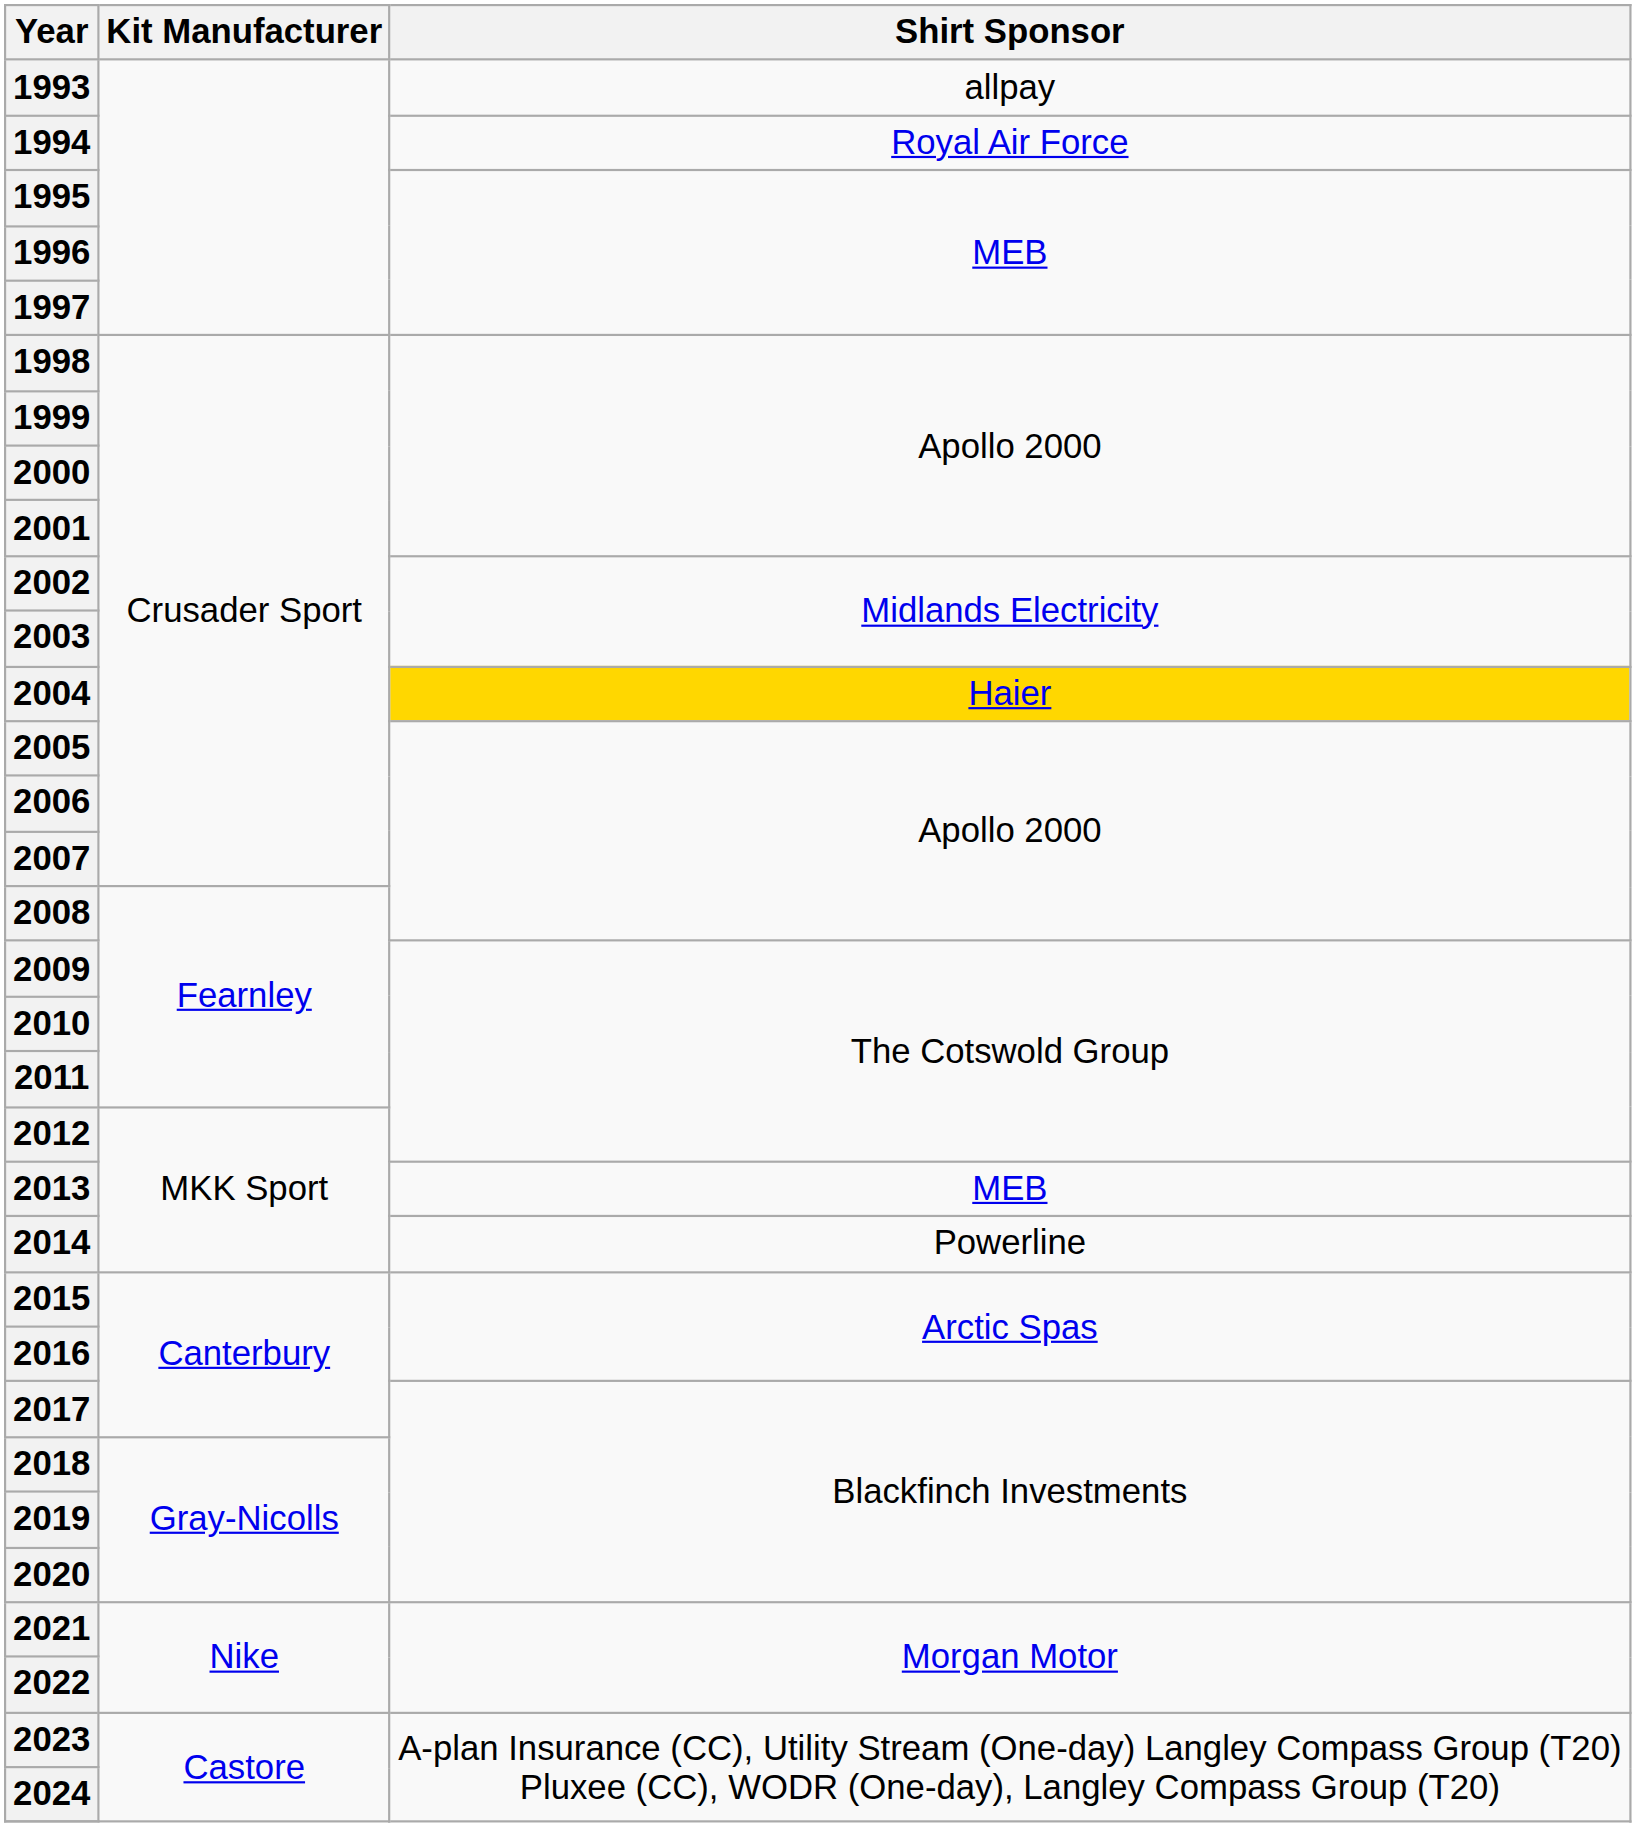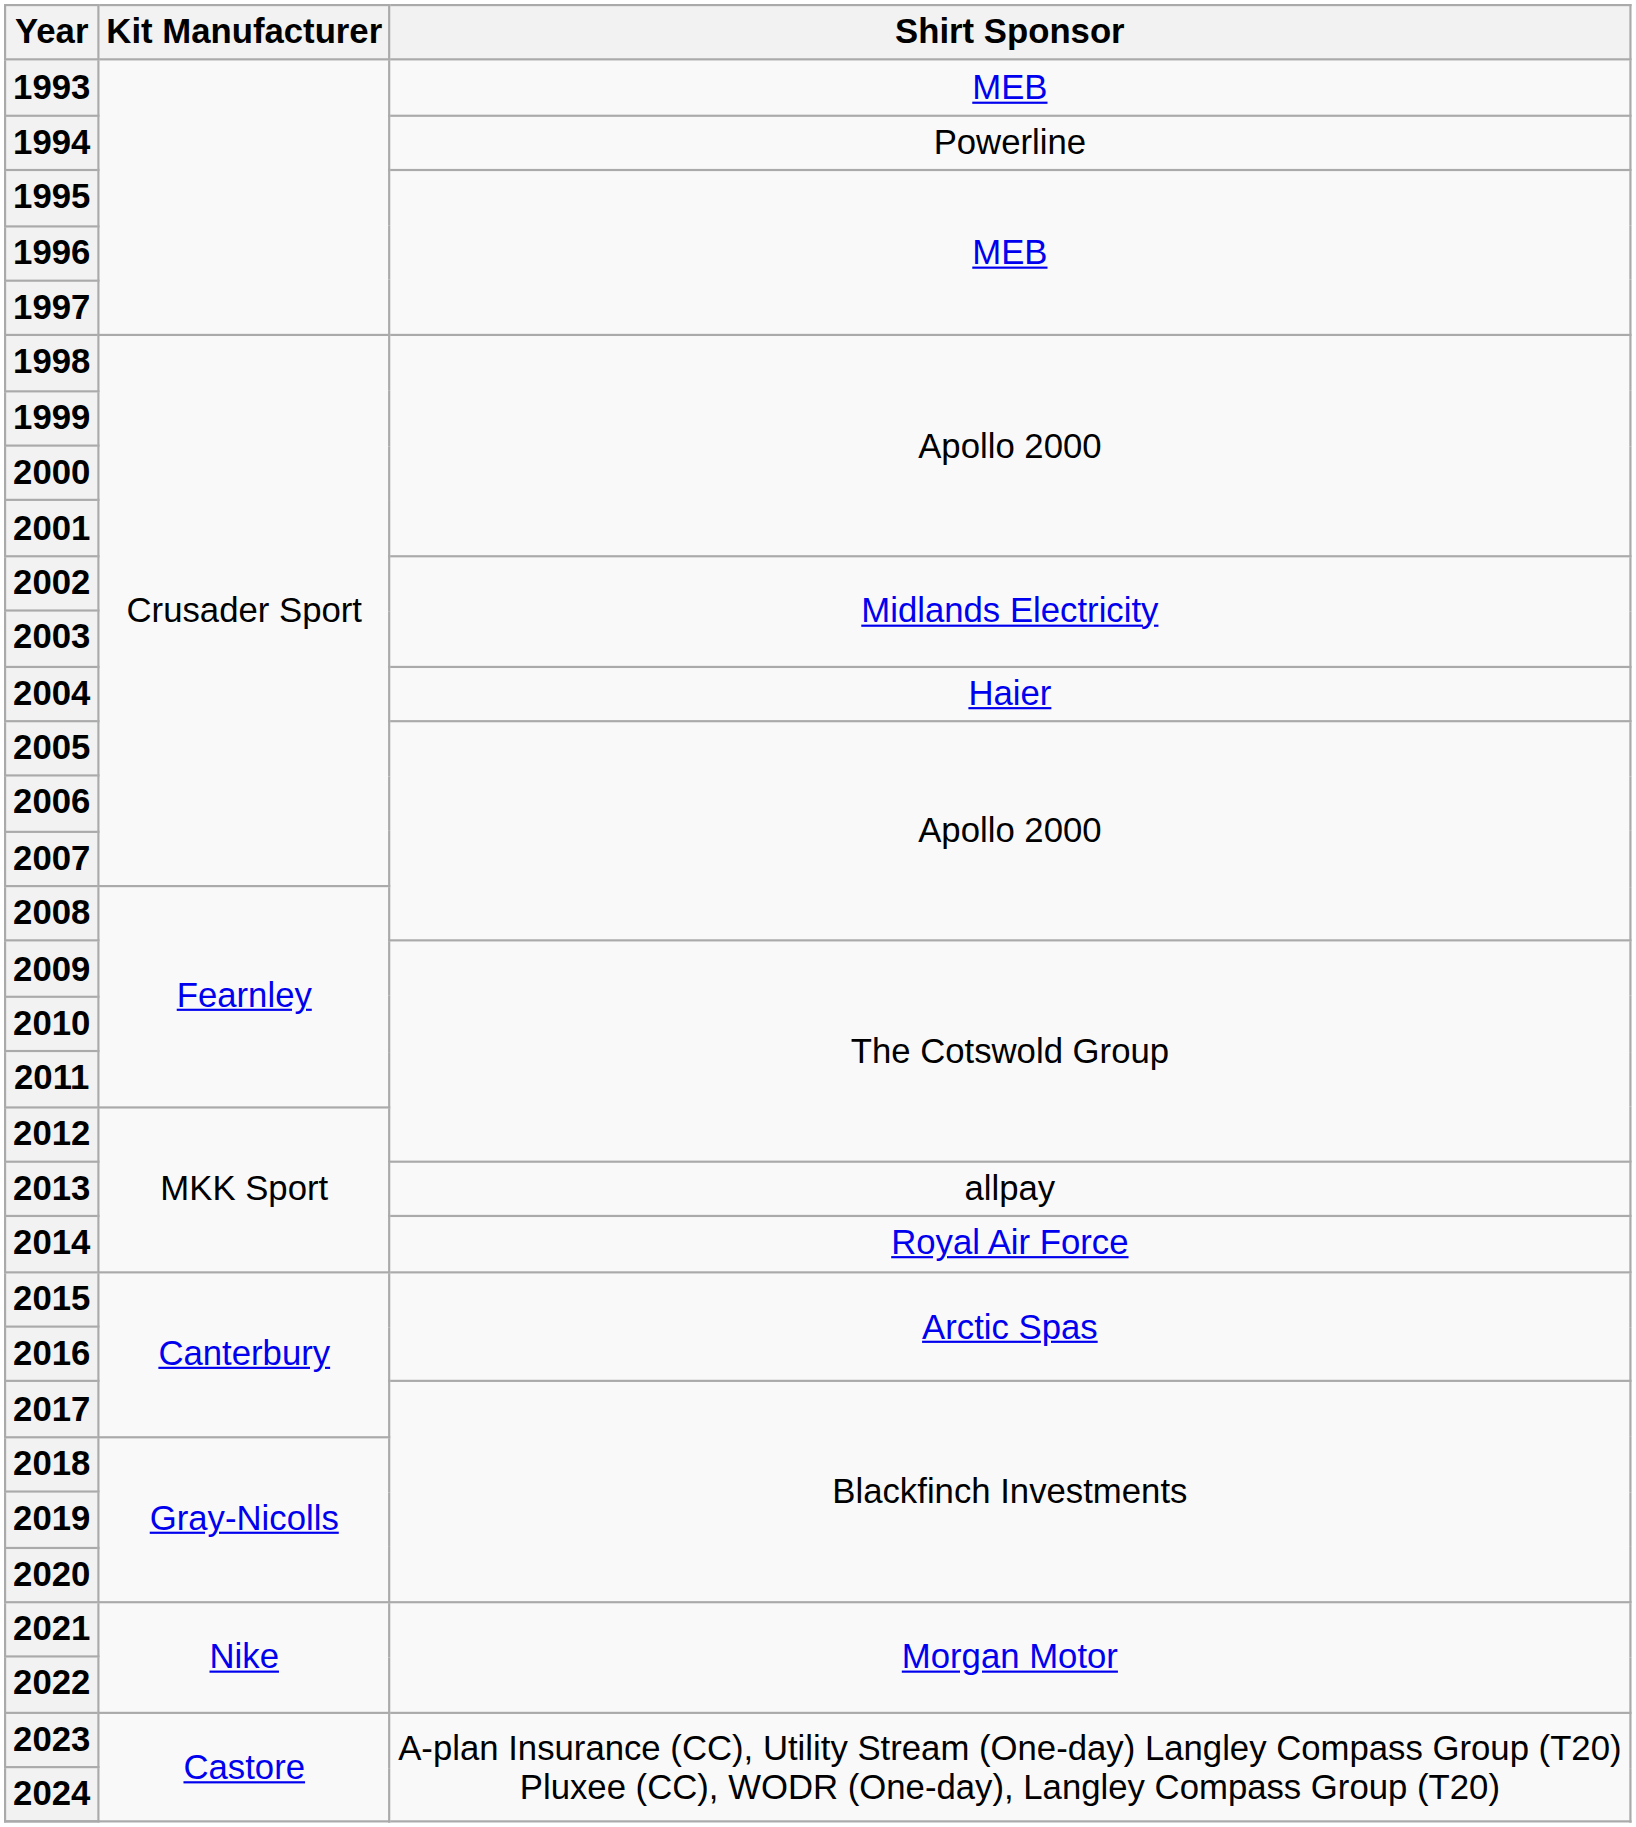(1010, 87) allpay -> (1010, 87) MEB
(1010, 142) Royal Air Force -> (1010, 142) Powerline
(1010, 692) gold background -> (1010, 692) no background
(1010, 1188) MEB -> (1010, 1188) allpay
(1010, 1243) Powerline -> (1010, 1243) Royal Air Force
